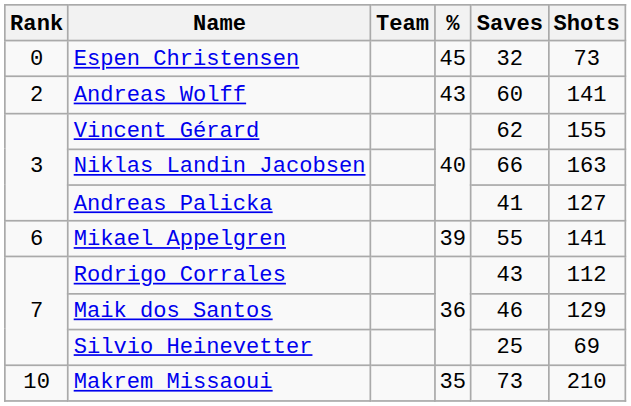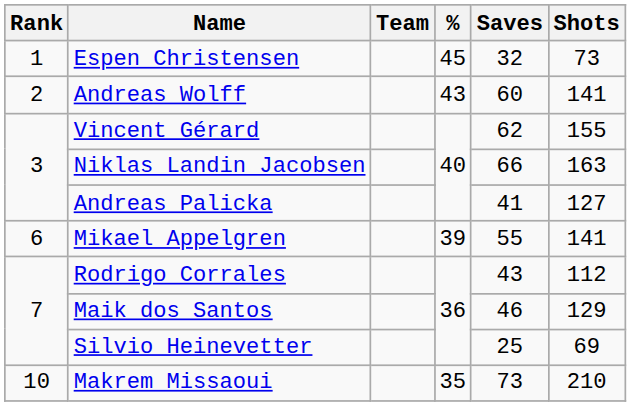(37, 59) 0 -> (37, 59) 1
